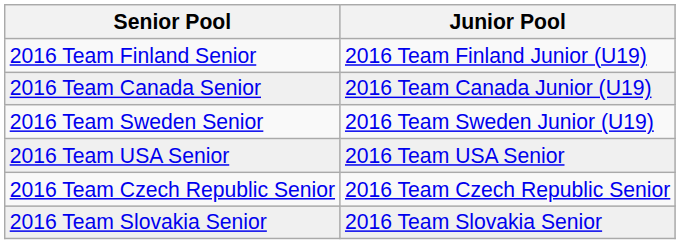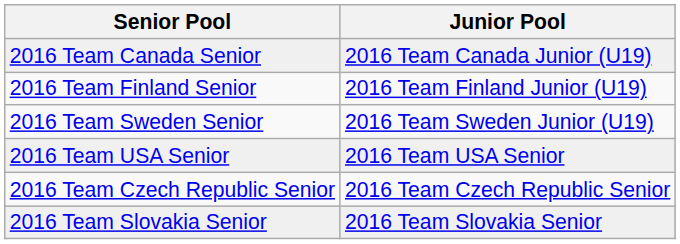rows swapped: (133, 55) <-> (135, 89)
